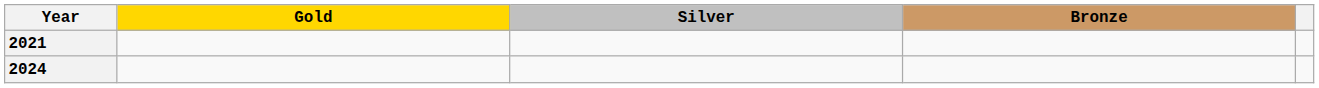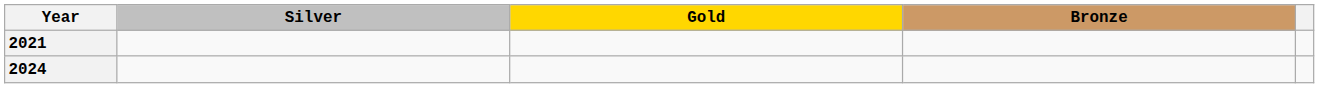columns swapped: (313, 18) <-> (706, 18)
